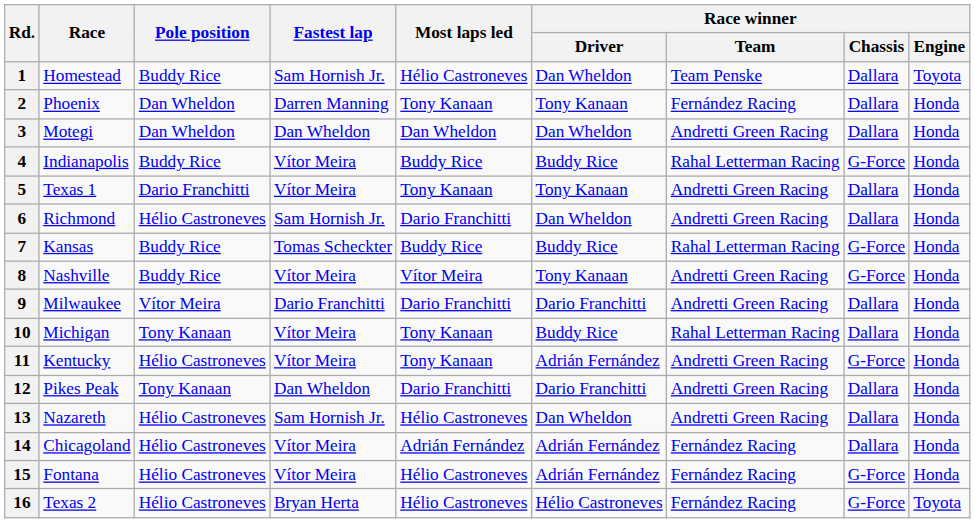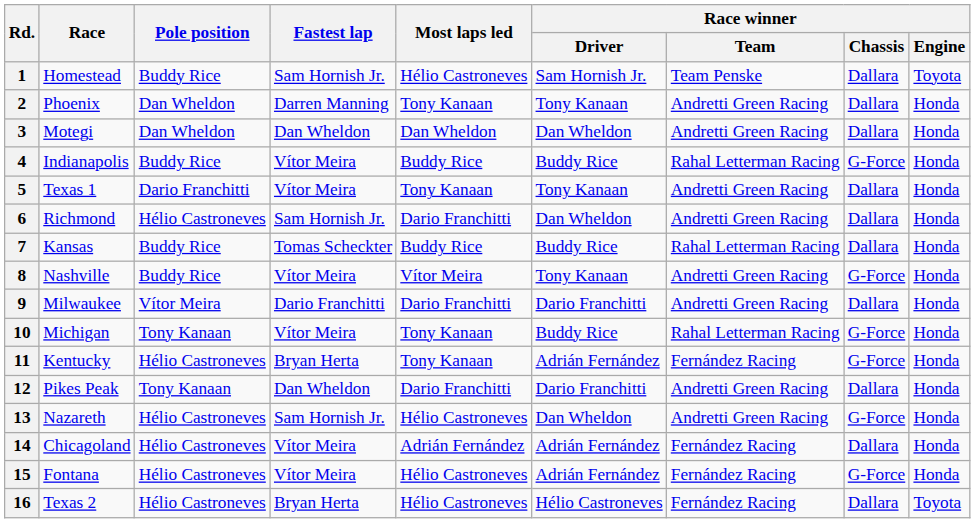(584, 75) Dan Wheldon -> (591, 75) Sam Hornish Jr.
(733, 103) Fernández Racing -> (749, 103) Andretti Green Racing
(876, 246) G-Force -> (873, 246) Dallara
(873, 331) Dallara -> (876, 331) G-Force
(315, 360) Vítor Meira -> (316, 360) Bryan Herta
(749, 360) Andretti Green Racing -> (733, 360) Fernández Racing
(873, 417) Dallara -> (876, 417) G-Force
(876, 502) G-Force -> (873, 502) Dallara
